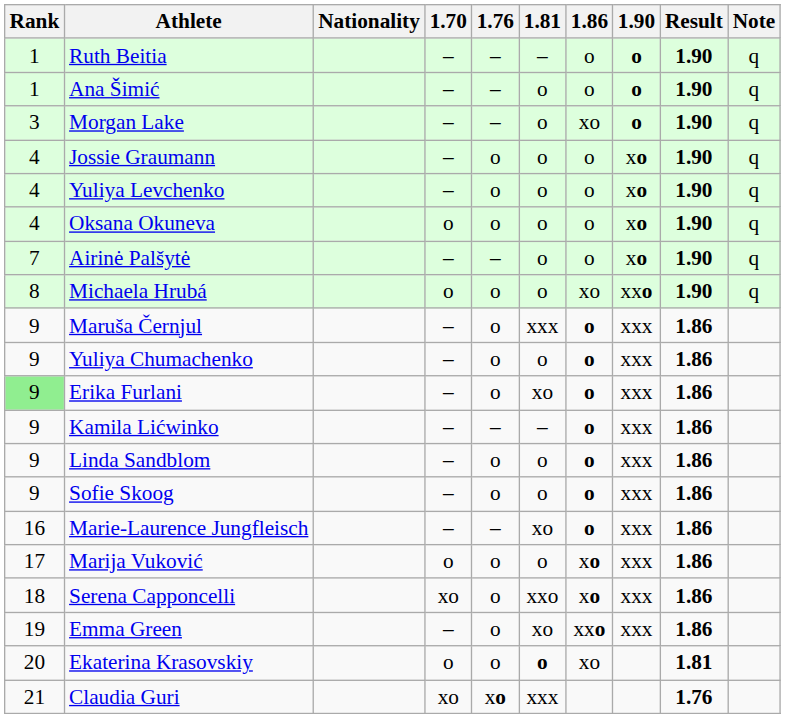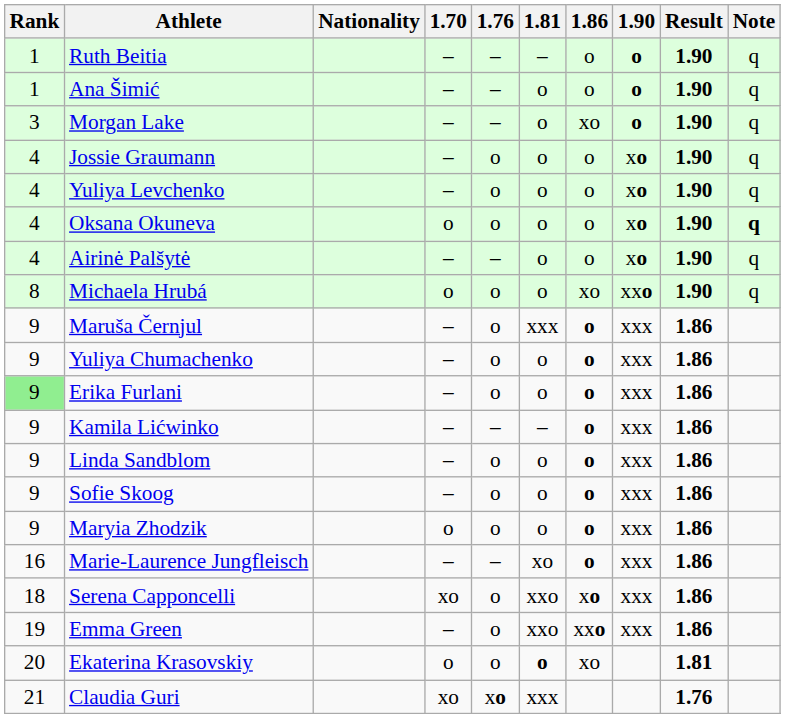(754, 223) normal -> (754, 223) bold
(34, 257) 7 -> (34, 257) 4
(542, 392) xo -> (542, 392) o
+ row: (138, 527)
- row: (136, 561)
(542, 628) xo -> (542, 628) xxo
